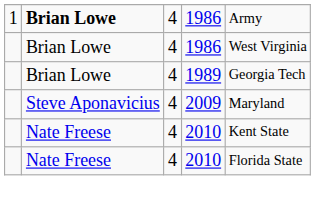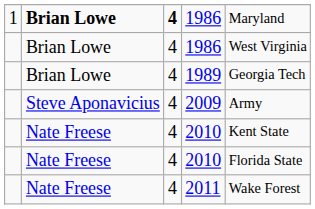(173, 18) normal -> (173, 18) bold
(245, 18) Army -> (257, 18) Maryland
(257, 103) Maryland -> (245, 103) Army
+ row: (13, 189)
